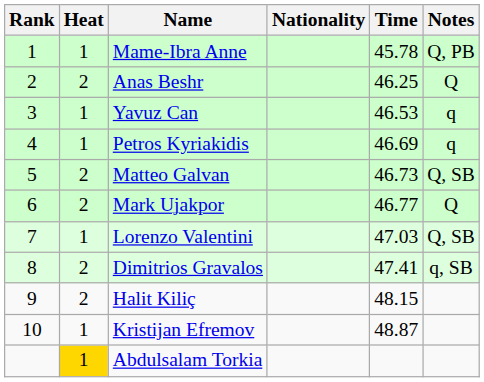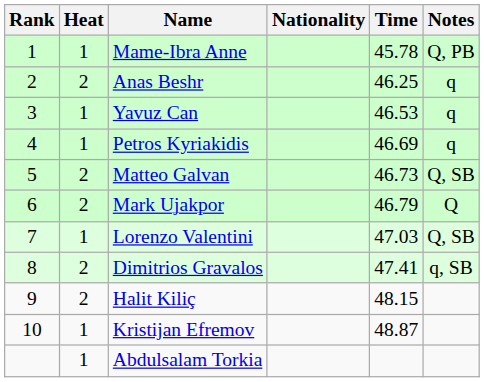(451, 81) Q -> (451, 81) q
(396, 205) 46.77 -> (396, 205) 46.79
(84, 360) gold background -> (84, 360) no background
